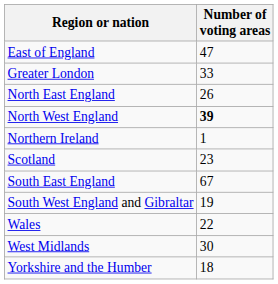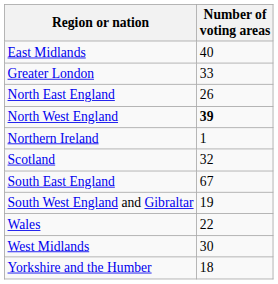+ row: (47, 52)
- row: (51, 52)
(207, 159) 23 -> (207, 159) 32
